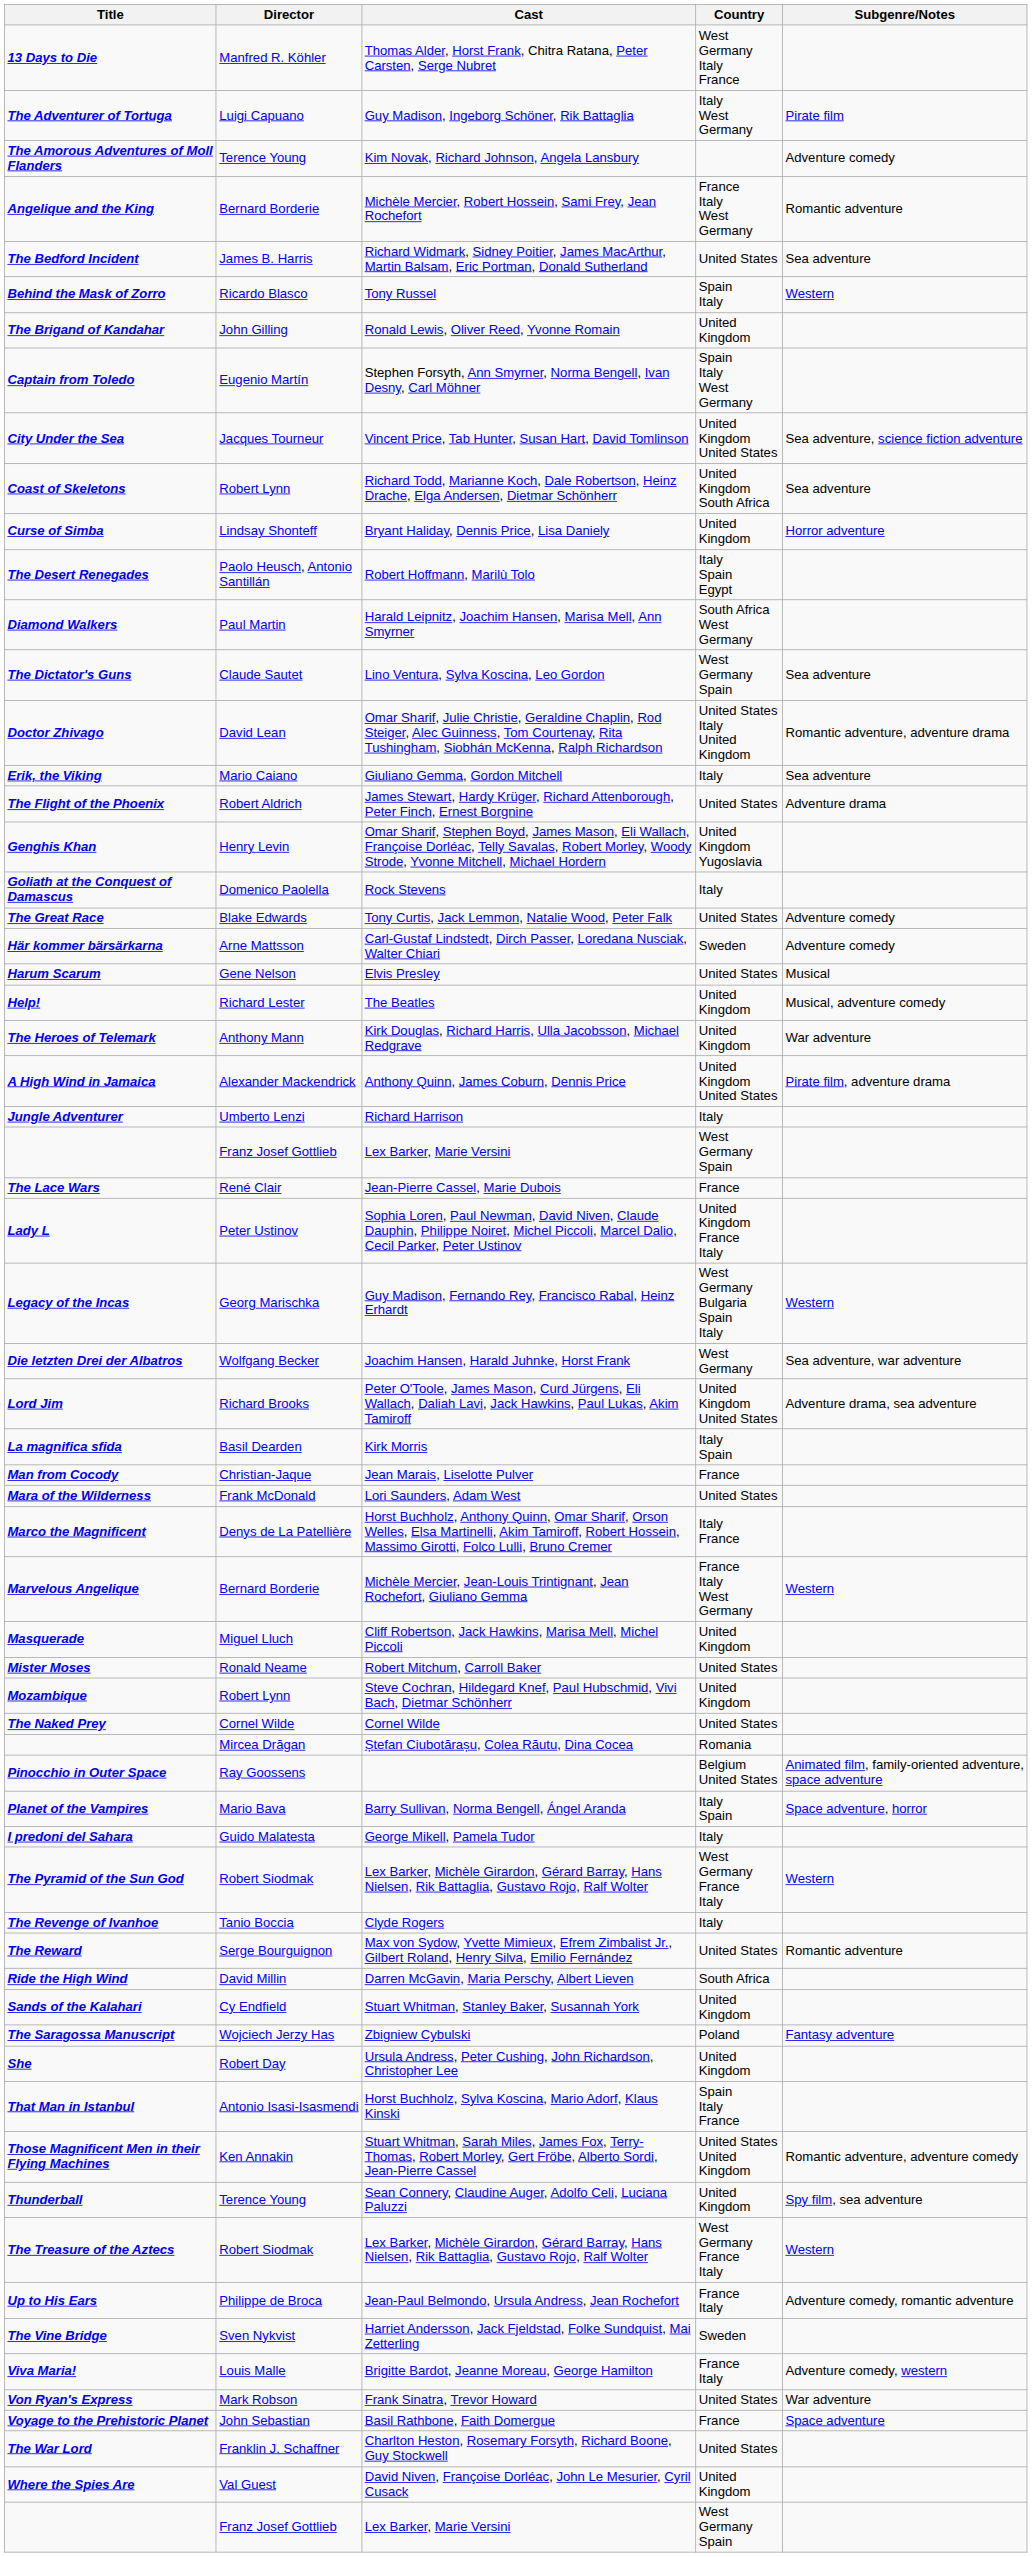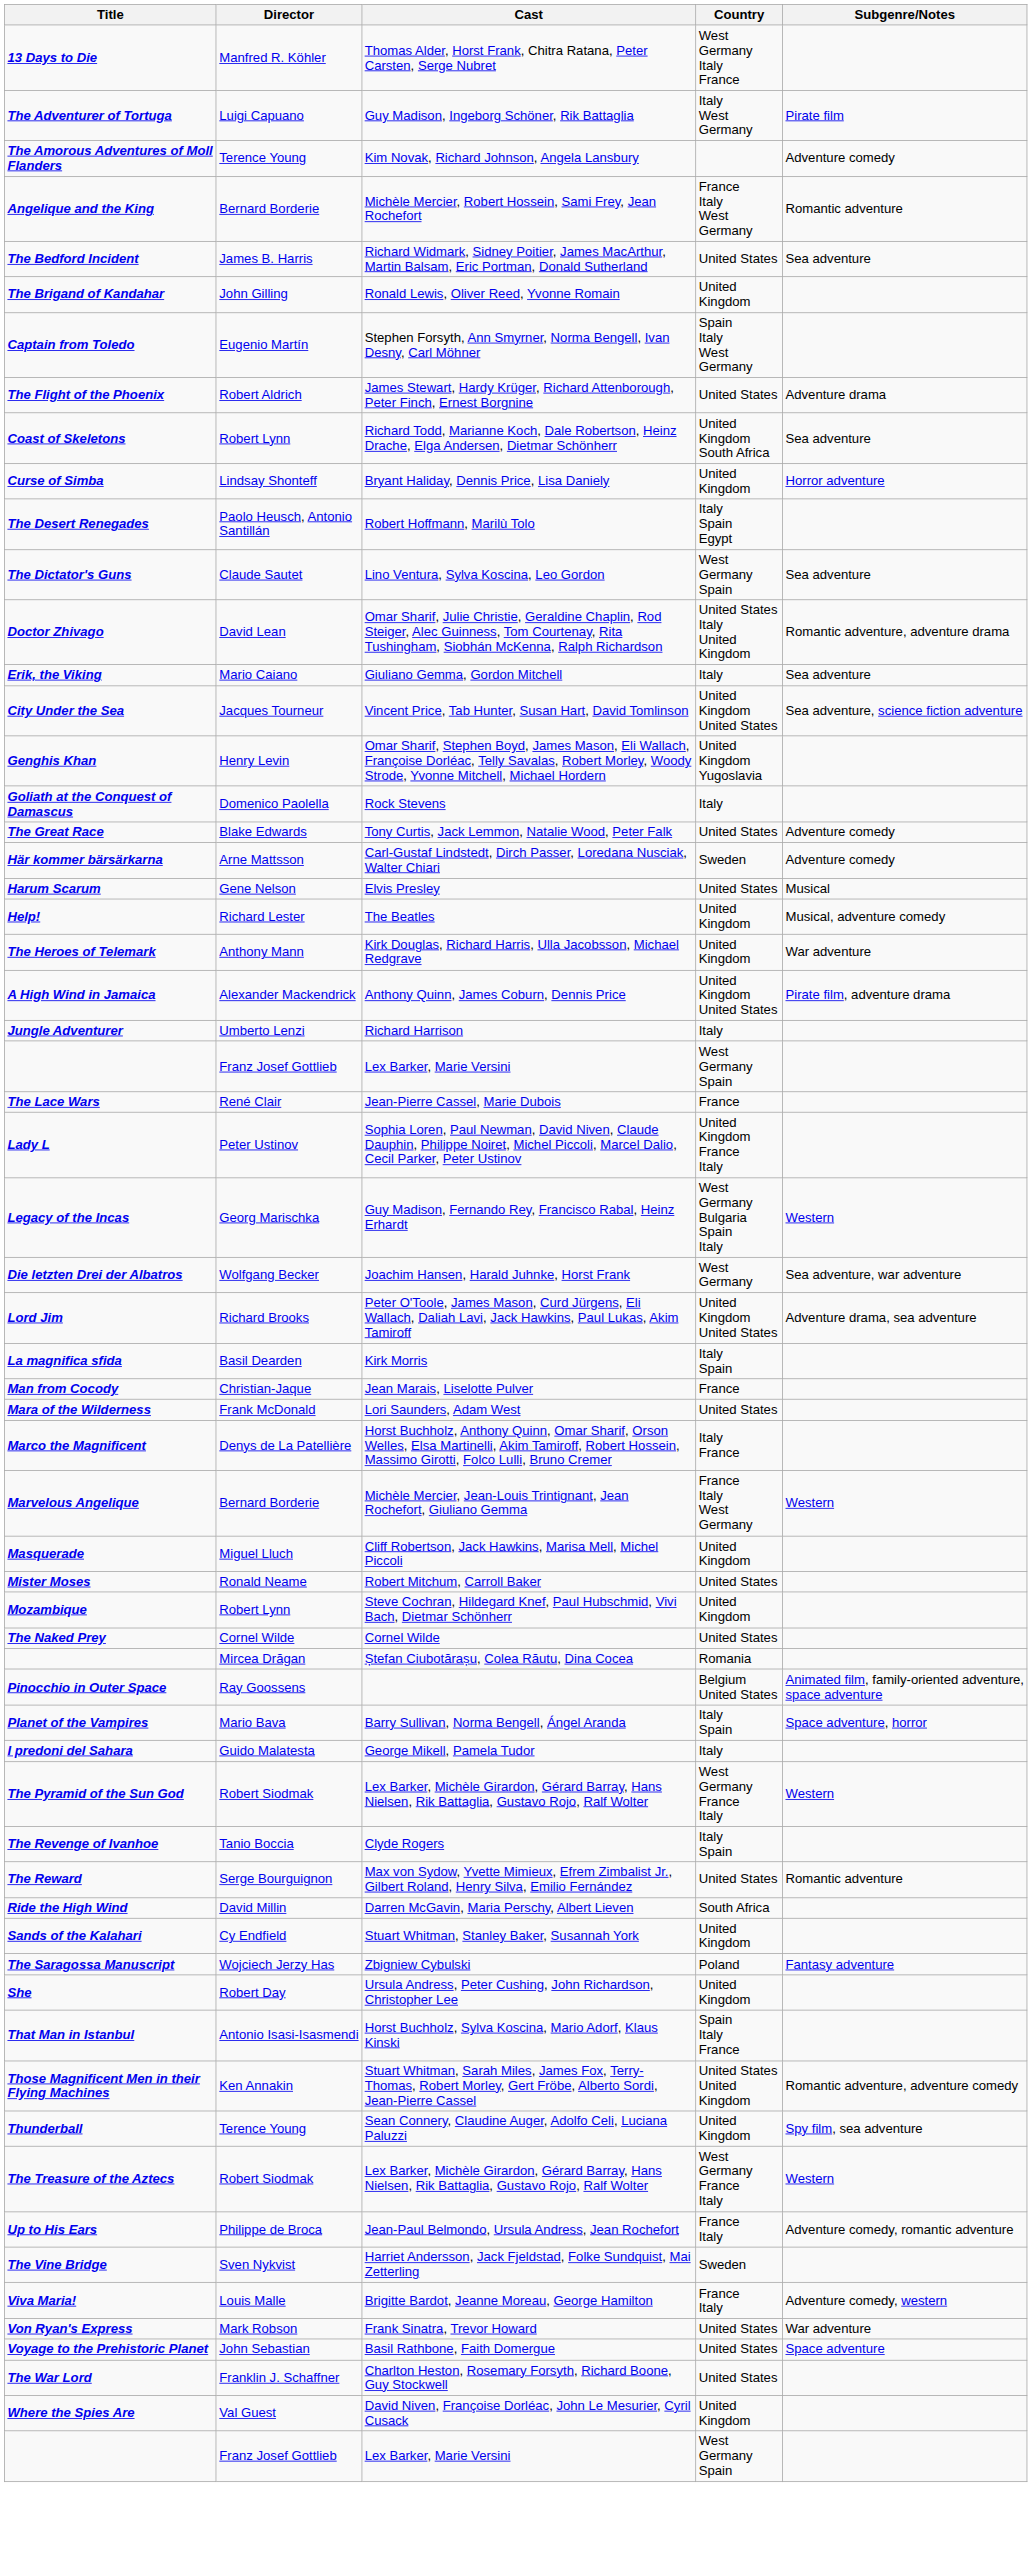- row: (87, 294)
rows swapped: (66, 438) <-> (86, 804)
- row: (62, 624)
(711, 1922) Italy -> (715, 1844) Italy Spain
(719, 2420) France -> (738, 2349) United States
